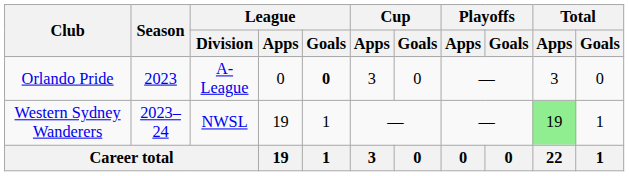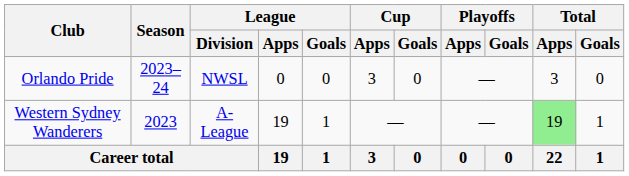(161, 78) 2023 -> (161, 78) 2023–24
(225, 78) A-League -> (225, 78) NWSL
(326, 78) bold -> (326, 78) normal
(161, 122) 2023–24 -> (161, 122) 2023
(225, 122) NWSL -> (225, 122) A-League
